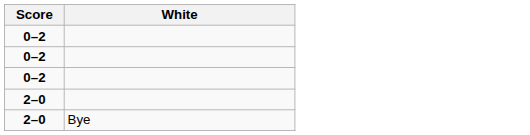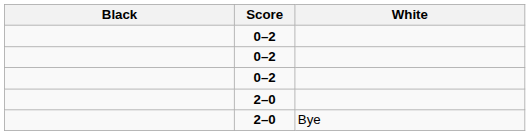+ column: (120, 15)
